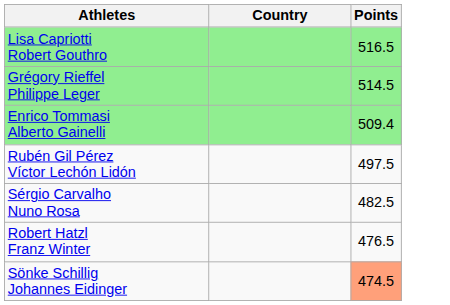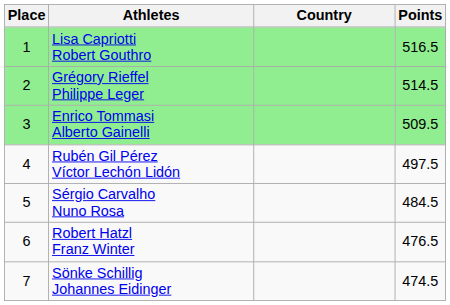+ column: (27, 15)
(376, 124) 509.4 -> (420, 124) 509.5
(376, 203) 482.5 -> (420, 203) 484.5
(376, 281) lightsalmon background -> (420, 281) no background
